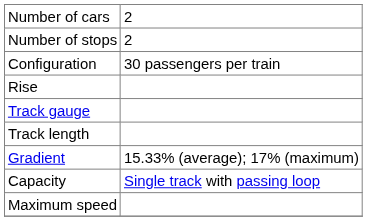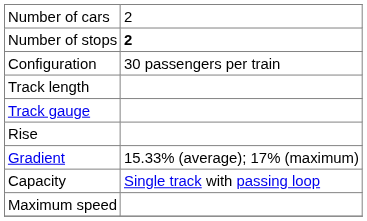(128, 40) normal -> (128, 40) bold
rows swapped: (49, 134) <-> (23, 87)
